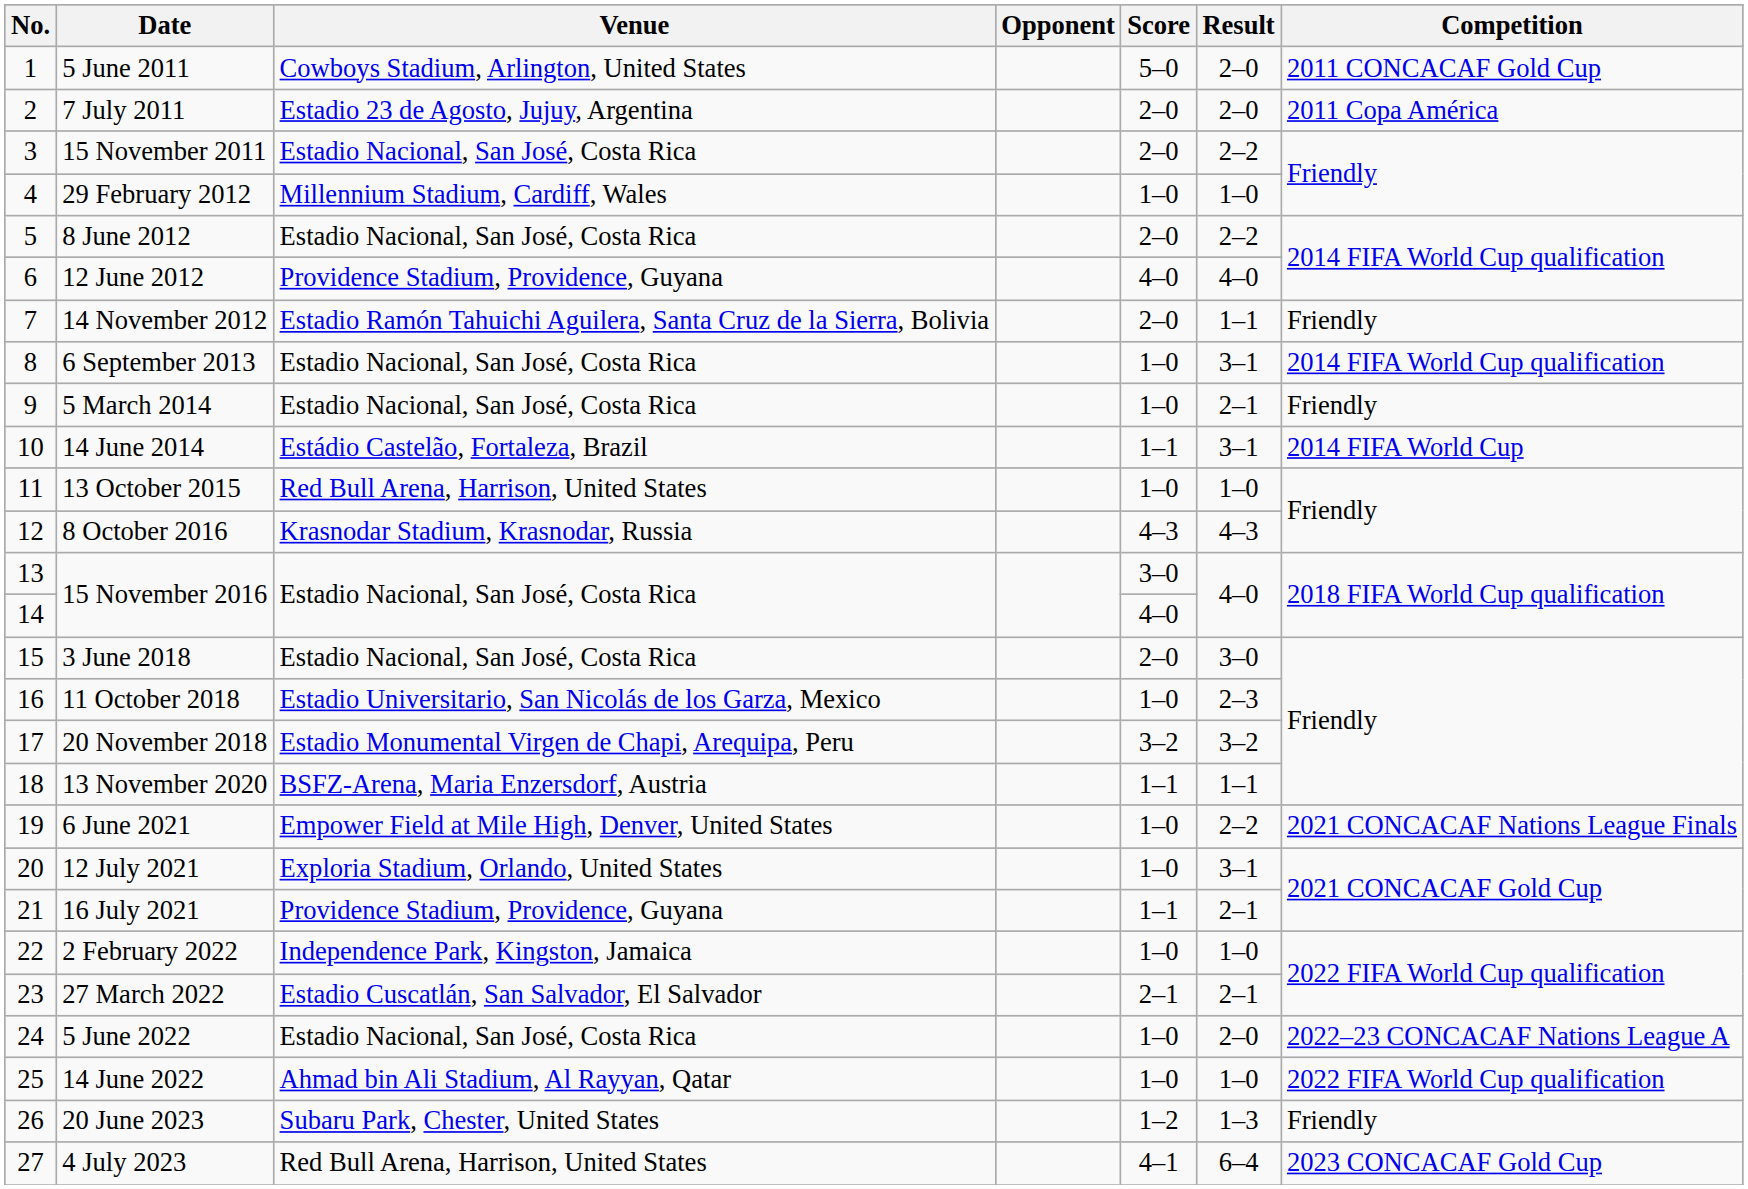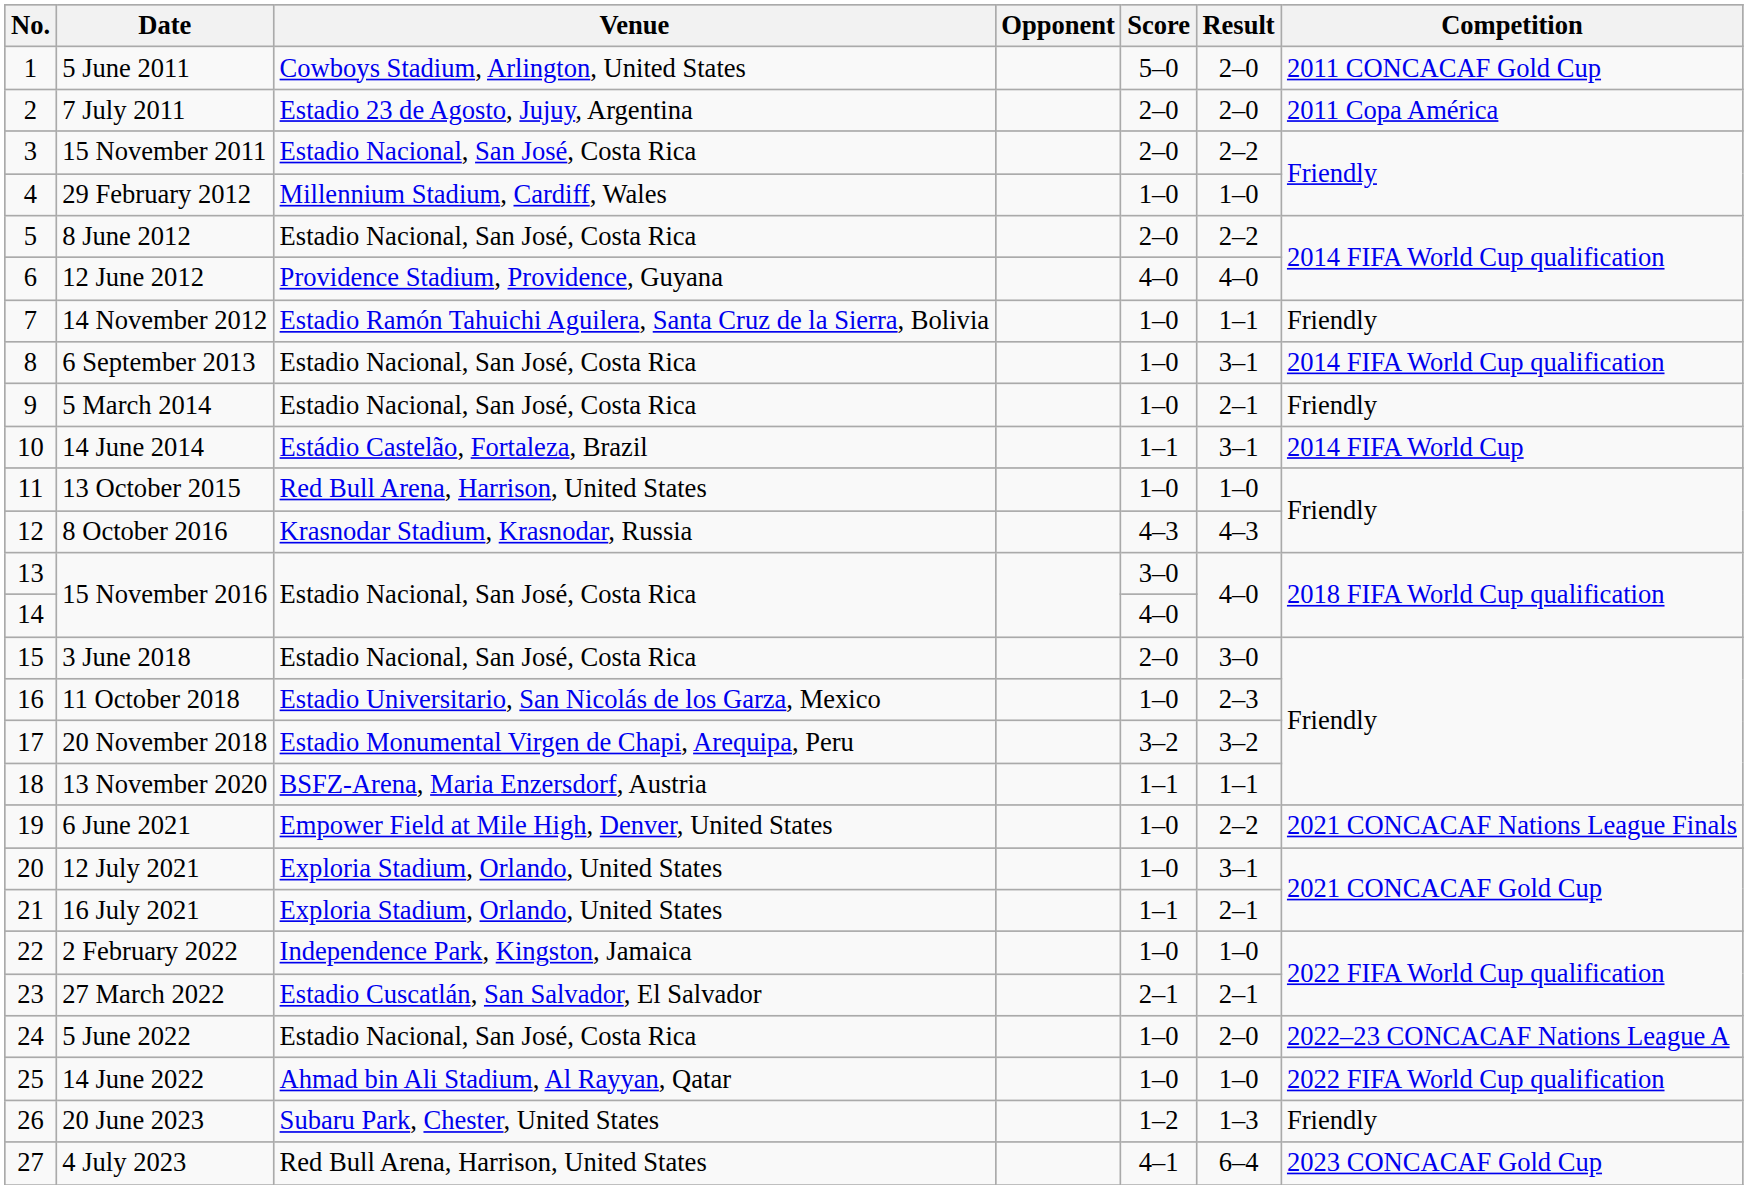(1159, 320) 2–0 -> (1159, 320) 1–0
(501, 910) Providence Stadium, Providence, Guyana -> (501, 910) Exploria Stadium, Orlando, United States
